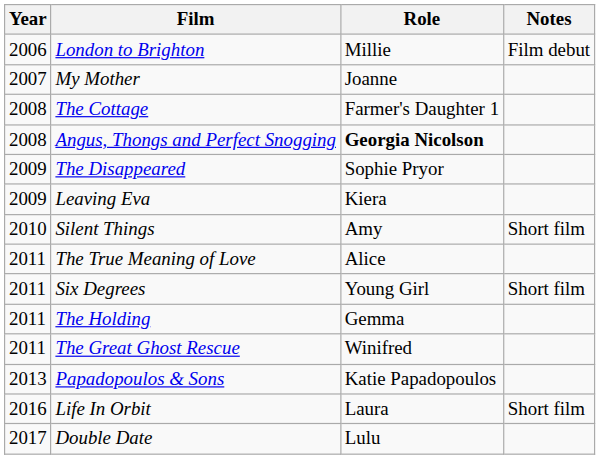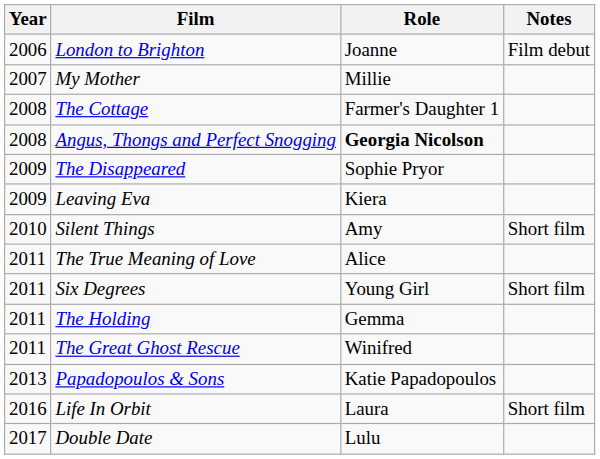(368, 49) Millie -> (371, 49) Joanne
(371, 79) Joanne -> (368, 79) Millie
